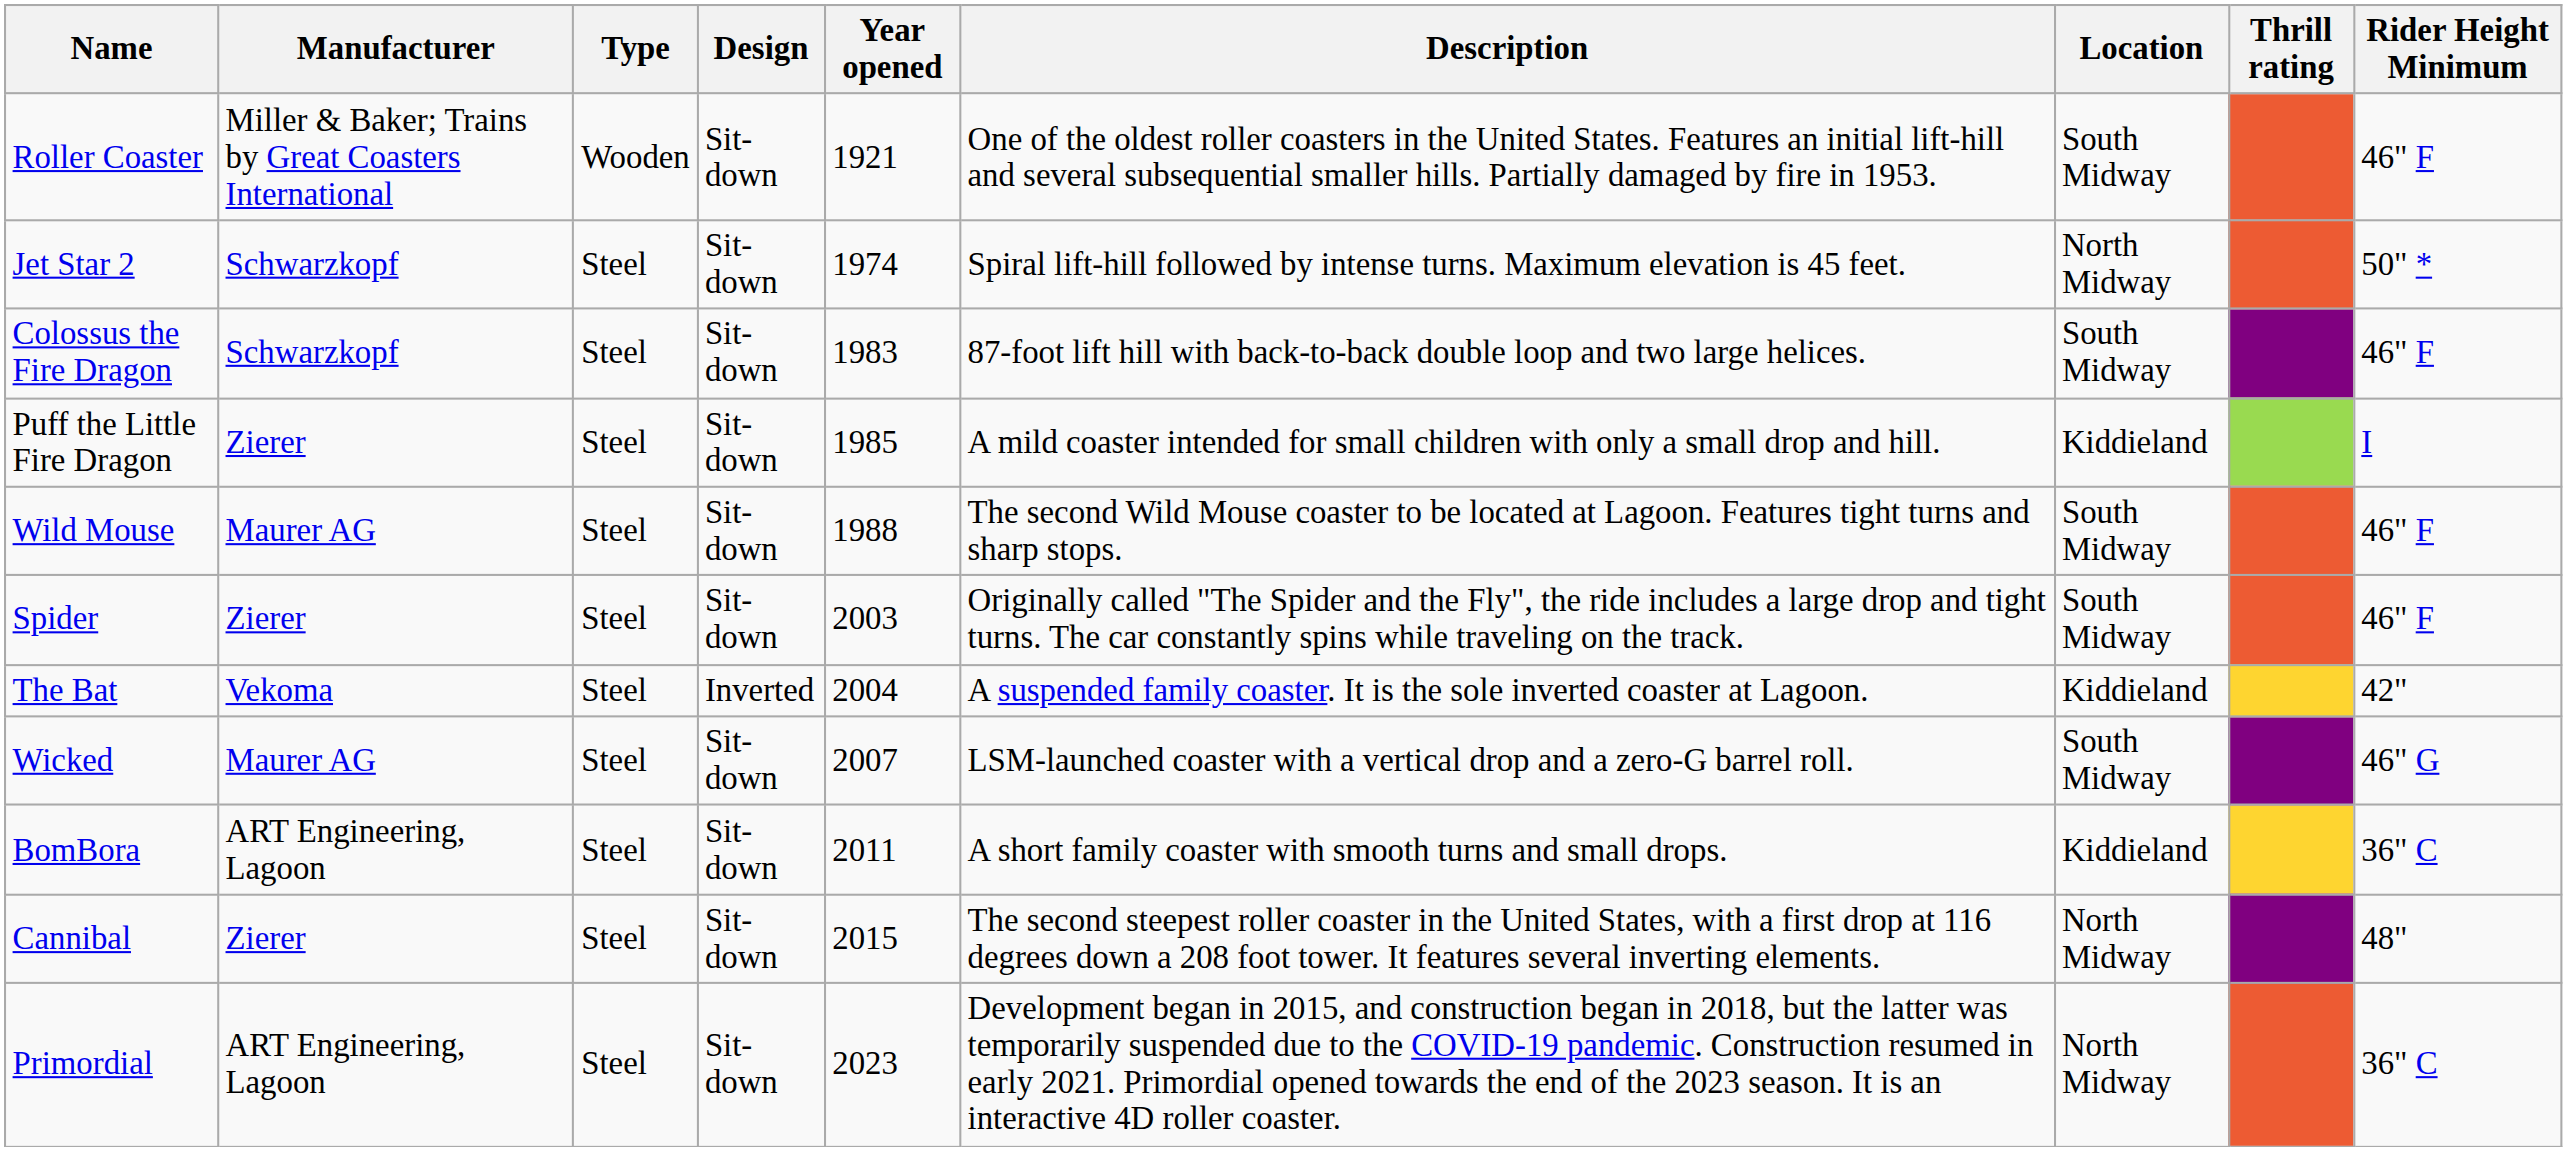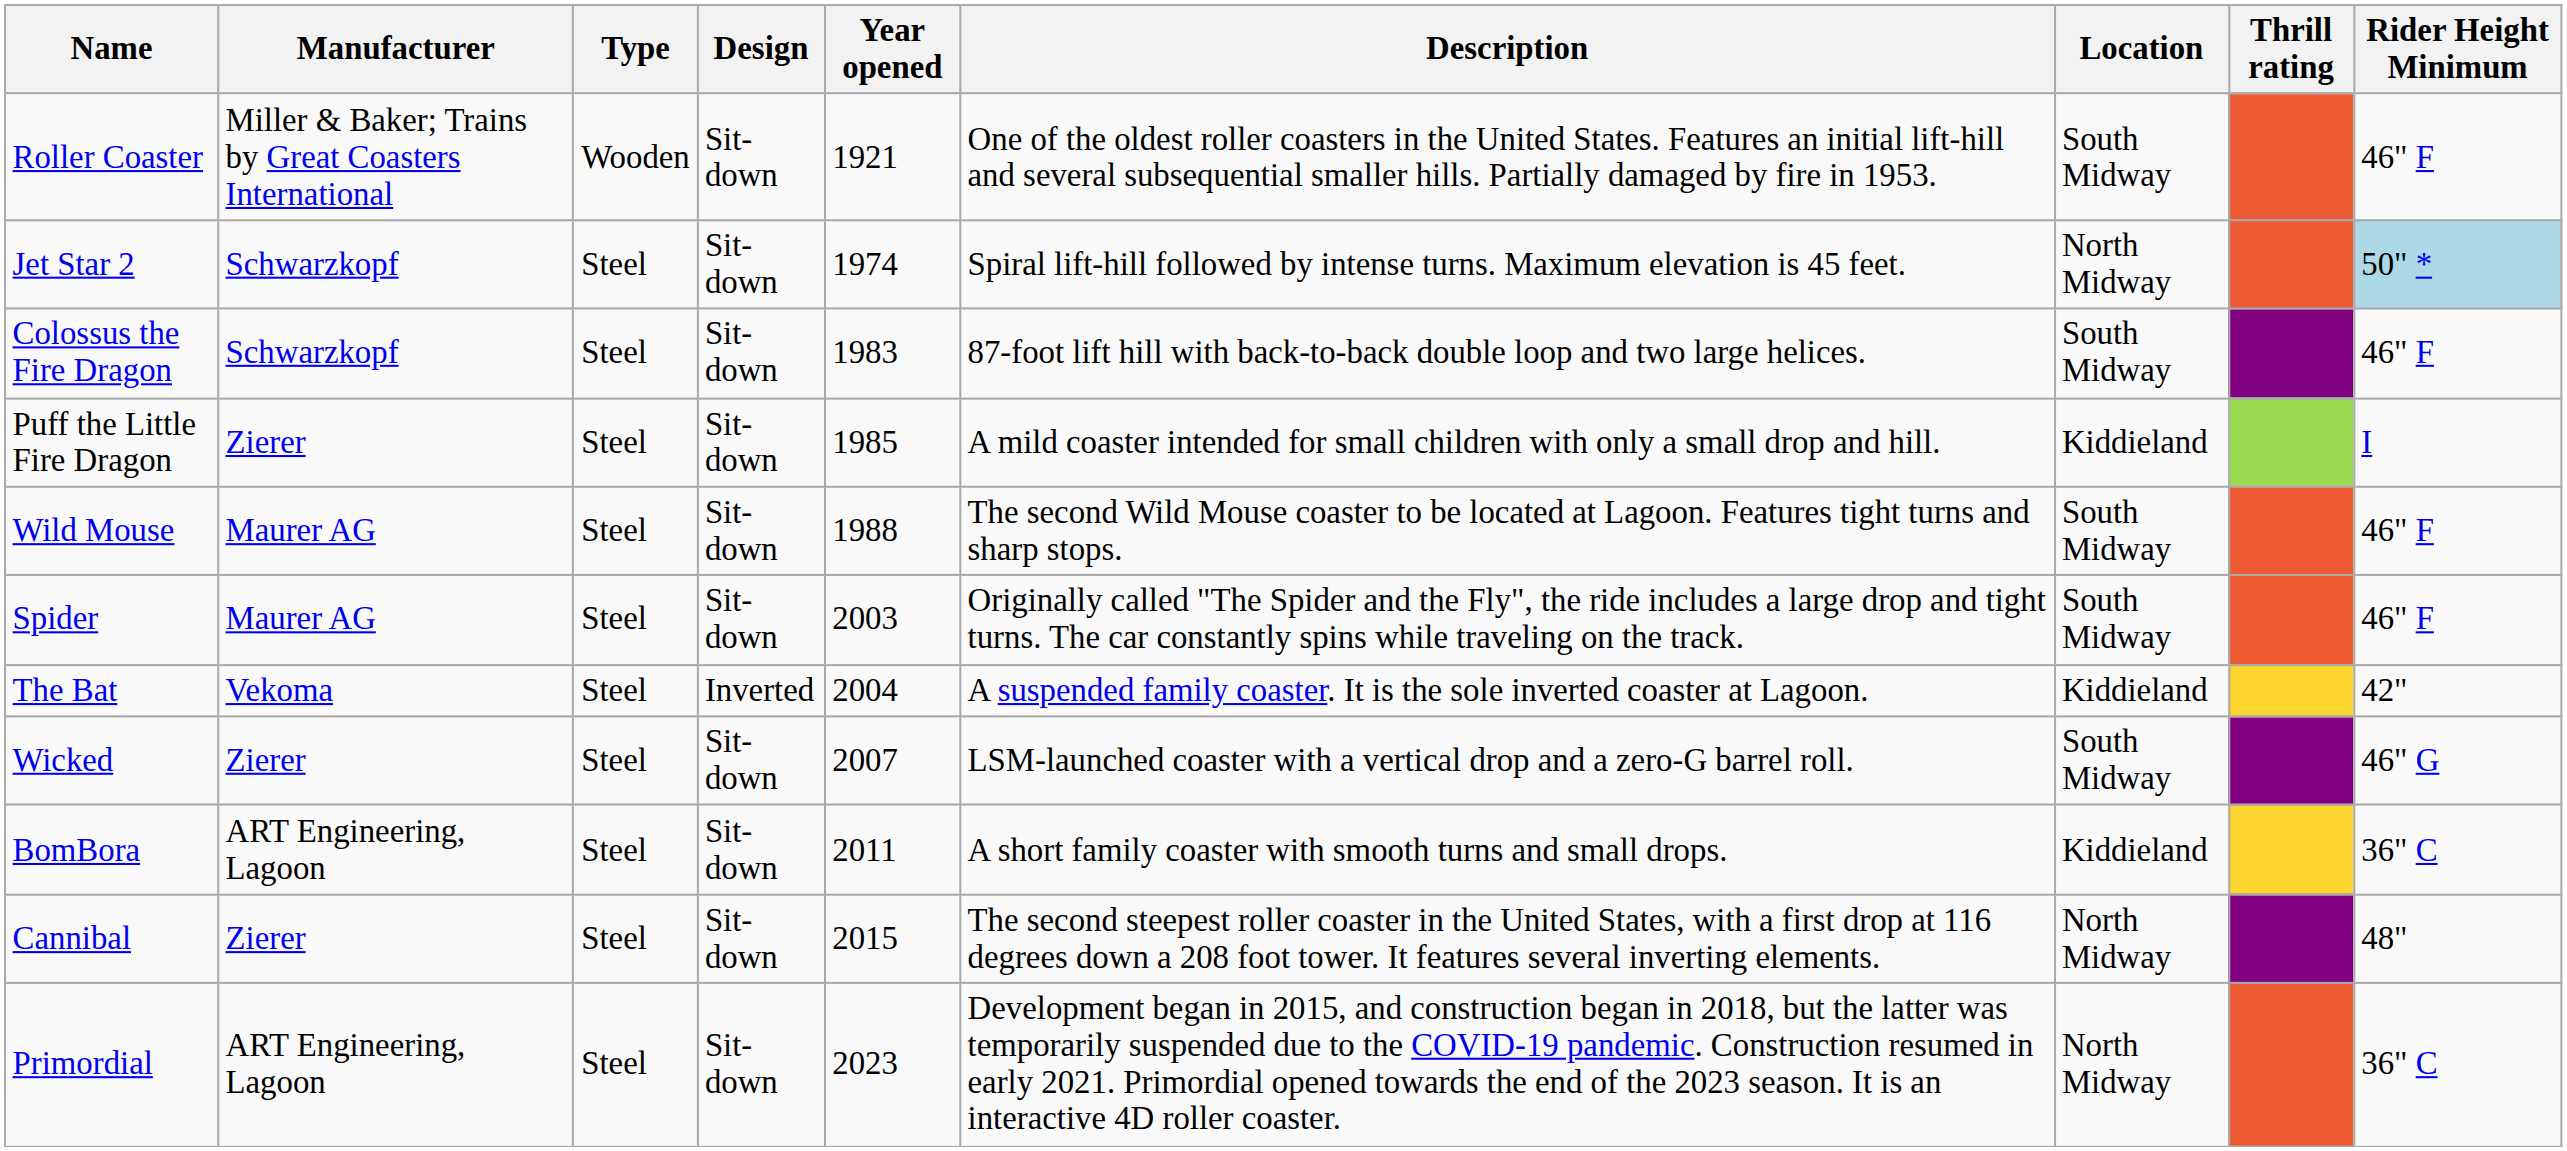(2397, 263) no background -> (2397, 263) lightblue background
(266, 619) Zierer -> (301, 619) Maurer AG
(301, 760) Maurer AG -> (266, 760) Zierer
